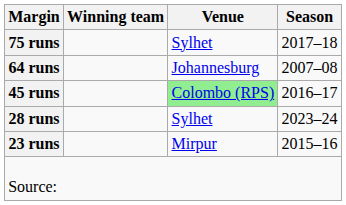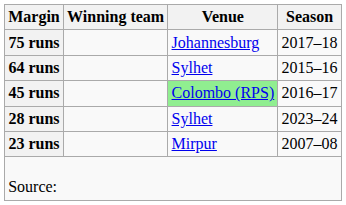(192, 42) Sylhet -> (215, 42) Johannesburg
(215, 67) Johannesburg -> (192, 67) Sylhet
(310, 67) 2007–08 -> (310, 67) 2015–16
(310, 144) 2015–16 -> (310, 144) 2007–08
